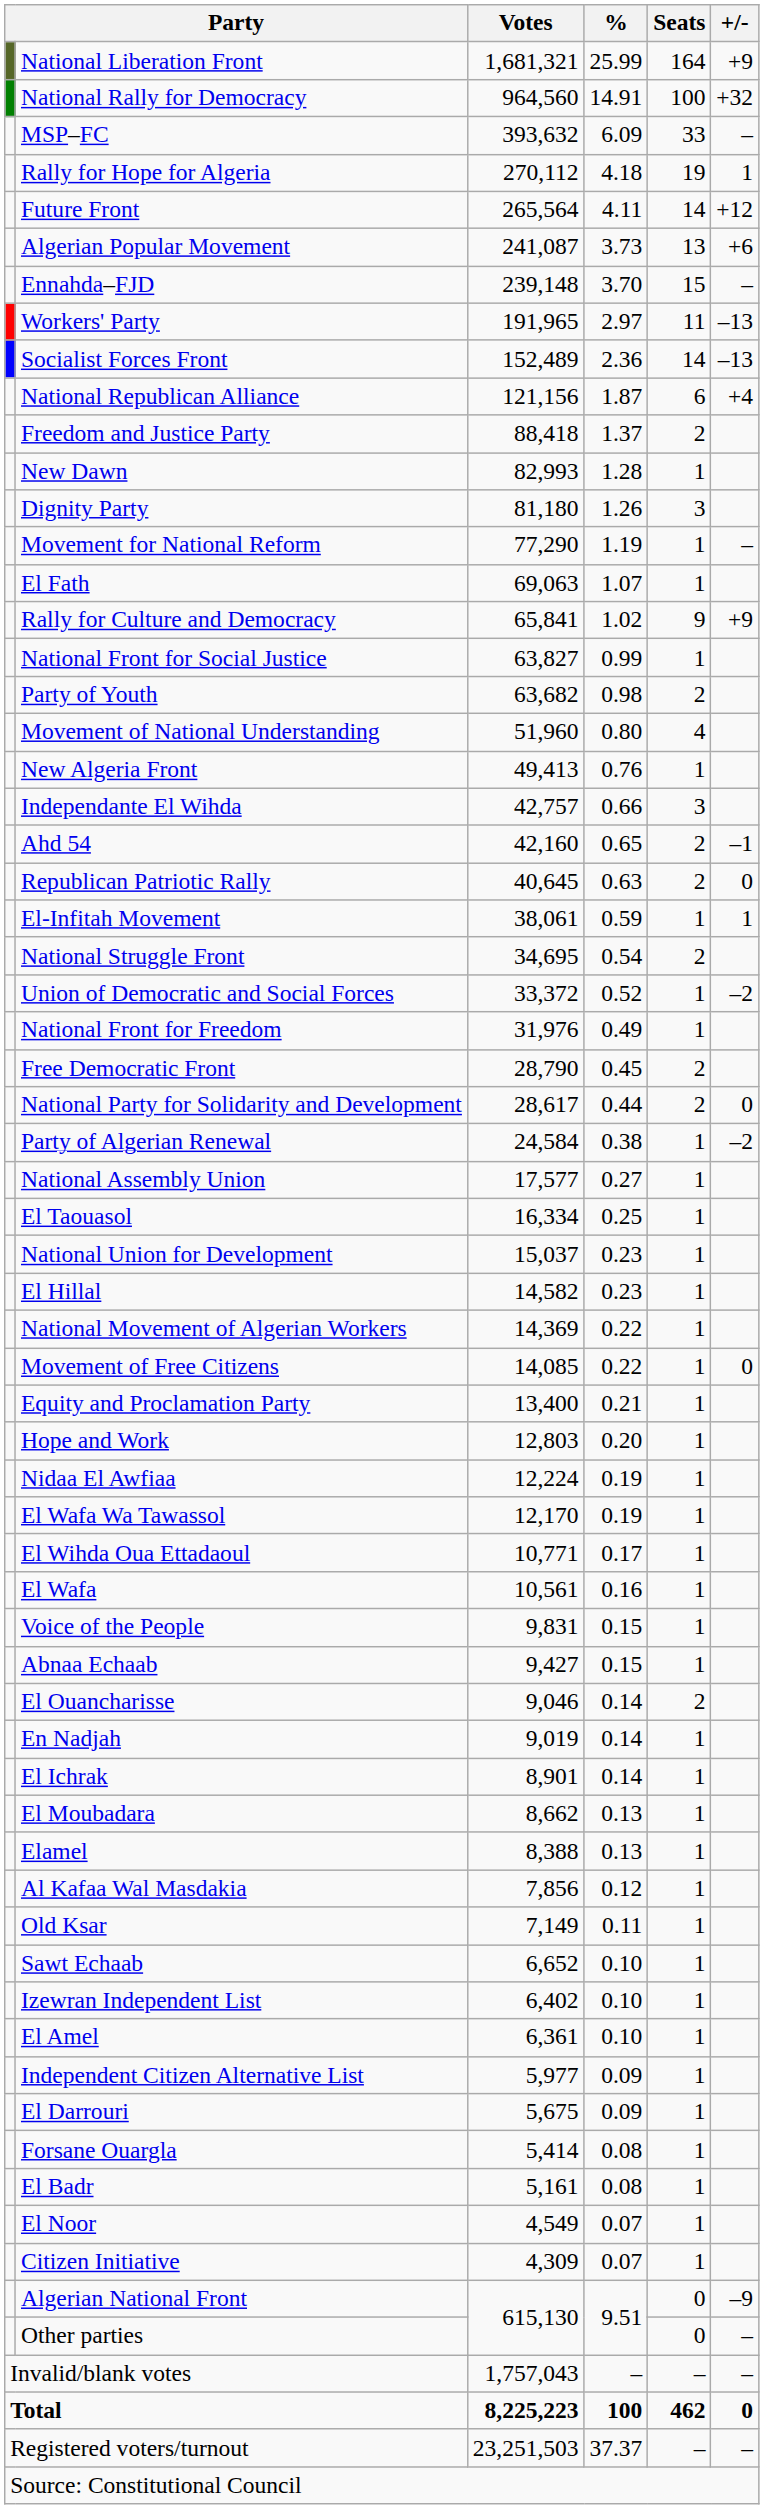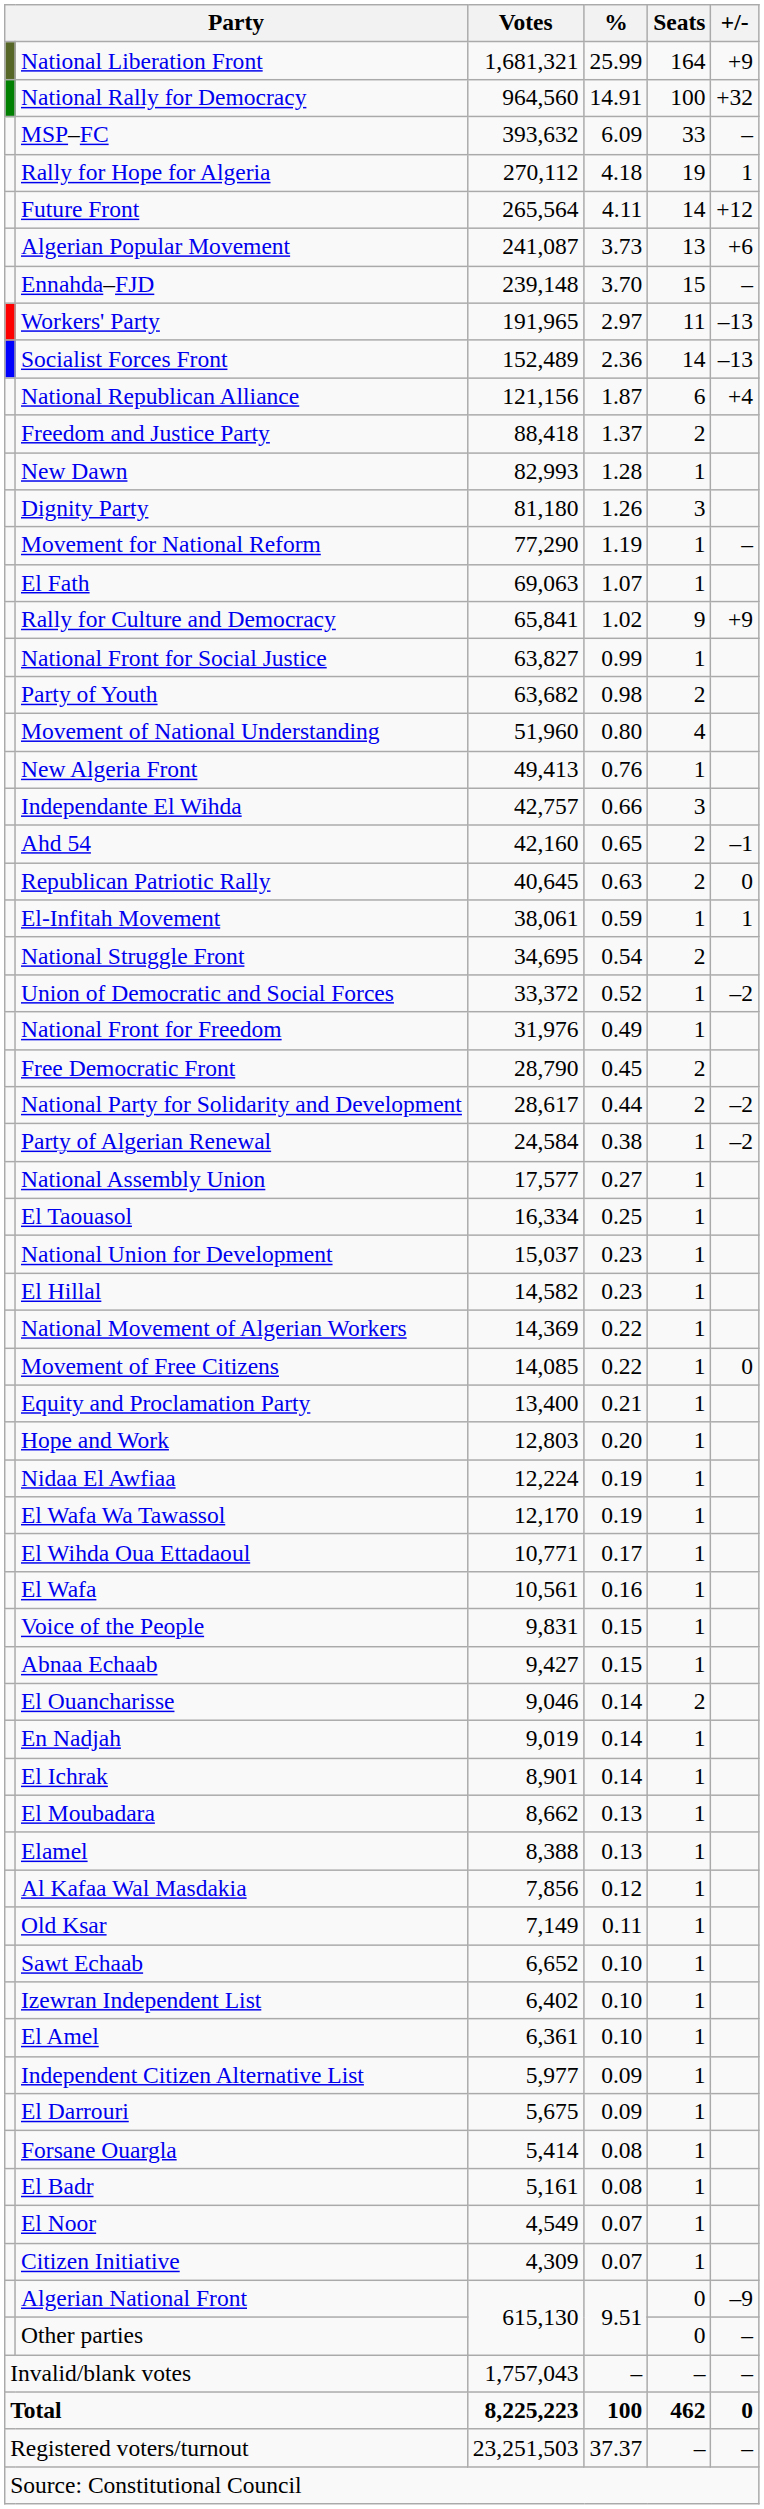(747, 1104) 0 -> (741, 1104) –2
